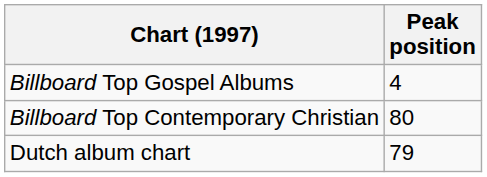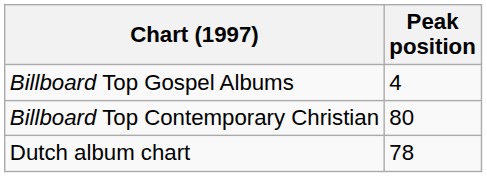(402, 152) 79 -> (402, 152) 78
